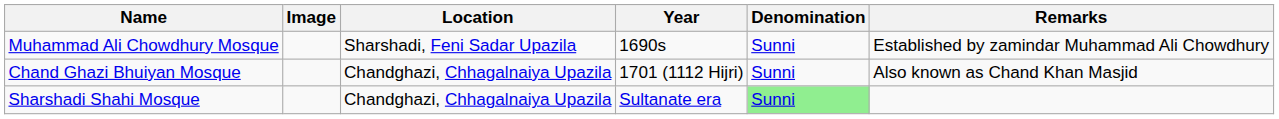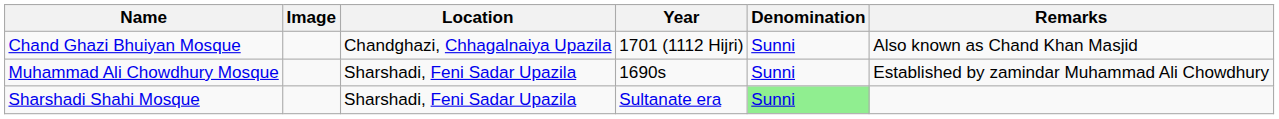rows swapped: (125, 72) <-> (144, 45)
(478, 99) Chandghazi, Chhagalnaiya Upazila -> (460, 99) Sharshadi, Feni Sadar Upazila
